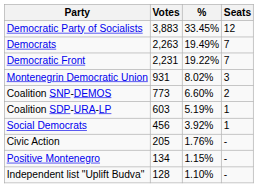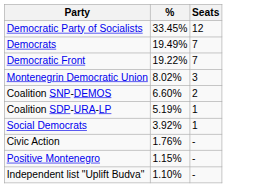- column: (166, 12)
